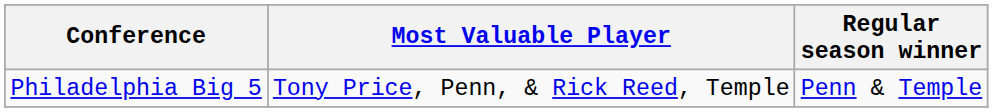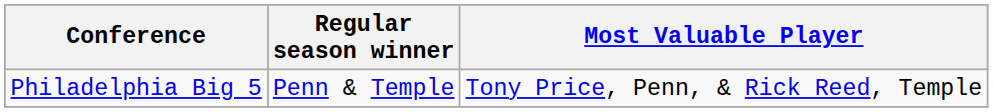columns swapped: (891, 37) <-> (531, 37)
